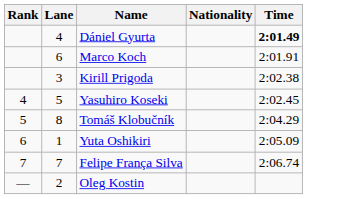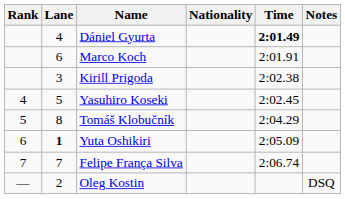+ column: (321, 15)
(59, 141) normal -> (59, 141) bold
